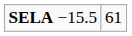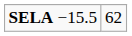(114, 18) 61 -> (114, 18) 62
